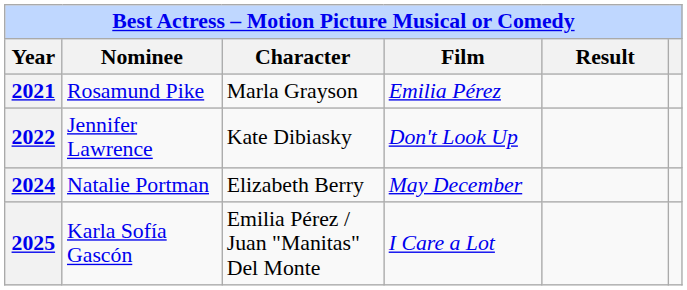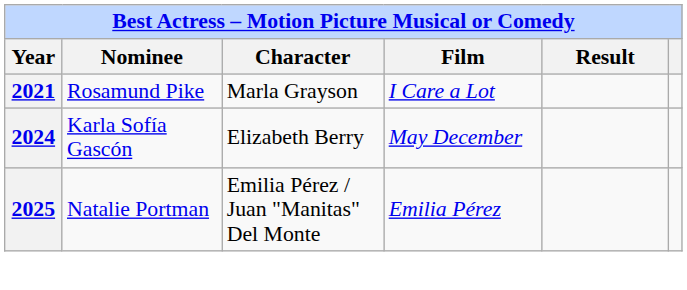(445, 90) Emilia Pérez -> (442, 90) I Care a Lot
- row: (33, 137)
(138, 184) Natalie Portman -> (117, 137) Karla Sofía Gascón
(117, 243) Karla Sofía Gascón -> (138, 208) Natalie Portman
(442, 243) I Care a Lot -> (445, 208) Emilia Pérez
